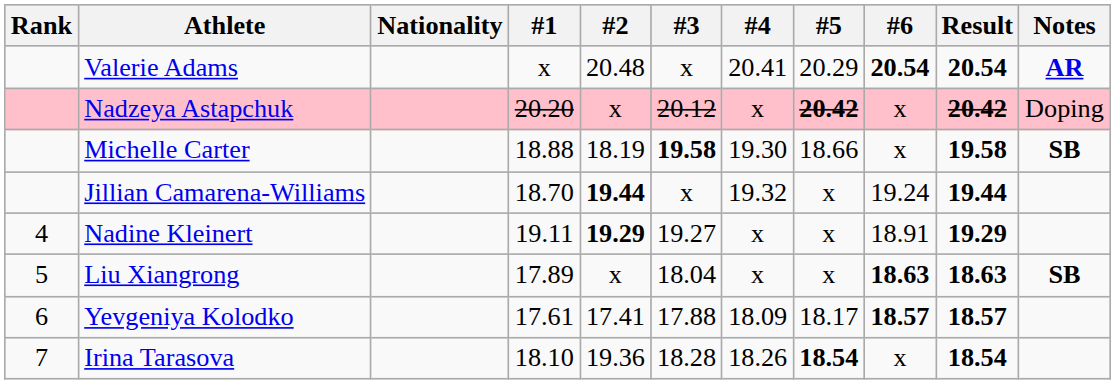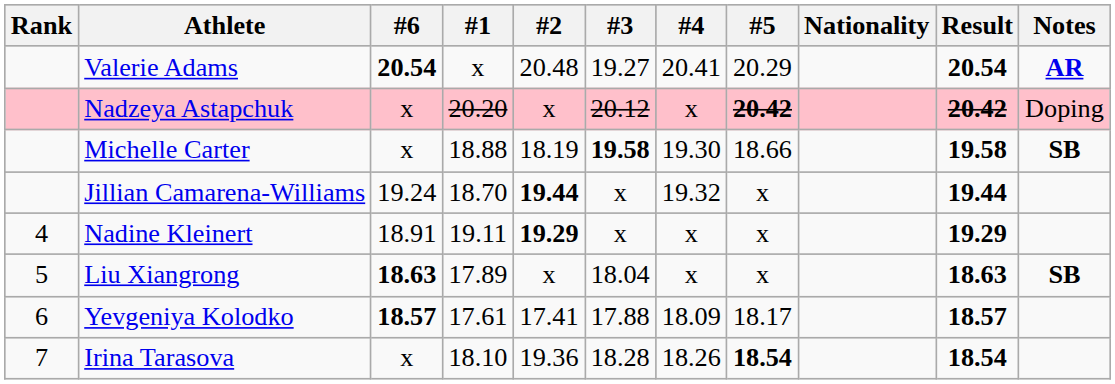columns swapped: (440, 25) <-> (900, 25)
(687, 66) x -> (620, 66) 19.27
(687, 233) 19.27 -> (620, 233) x
